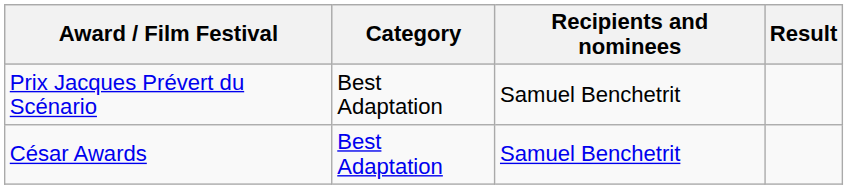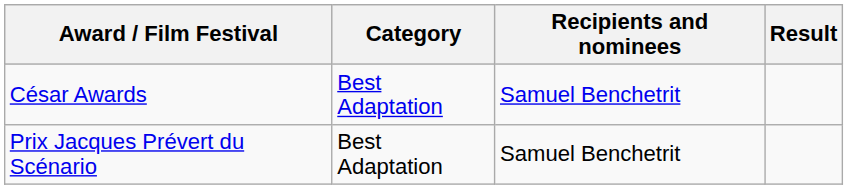rows swapped: (78, 154) <-> (127, 94)
